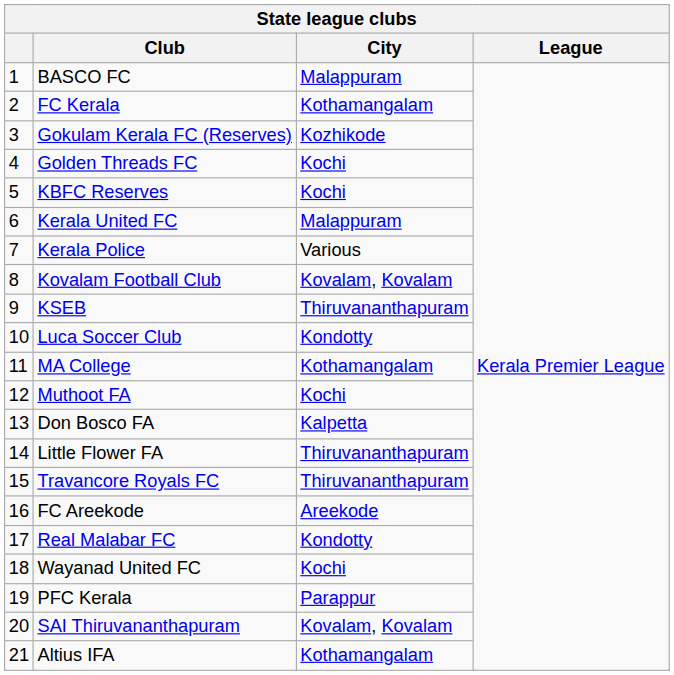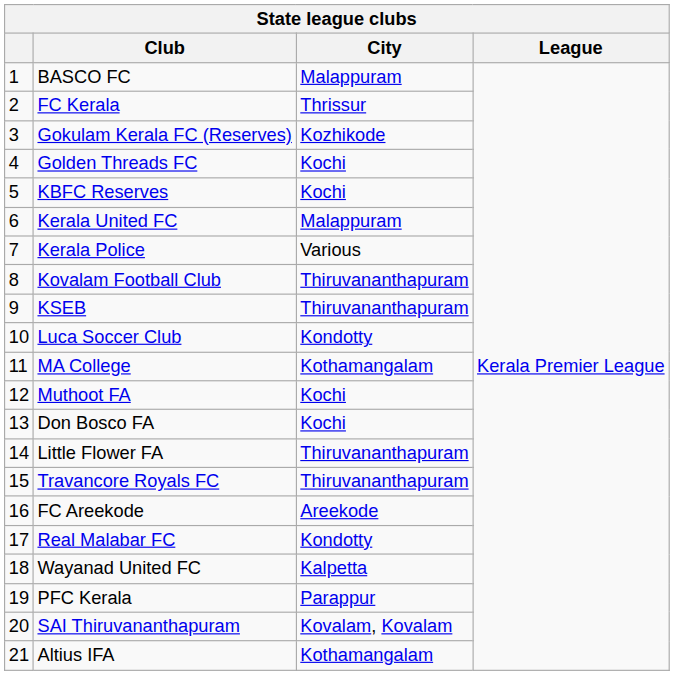(367, 105) Kothamangalam -> (333, 105) Thrissur
(376, 279) Kovalam, Kovalam -> (384, 279) Thiruvananthapuram
(334, 423) Kalpetta -> (323, 423) Kochi
(323, 568) Kochi -> (334, 568) Kalpetta
